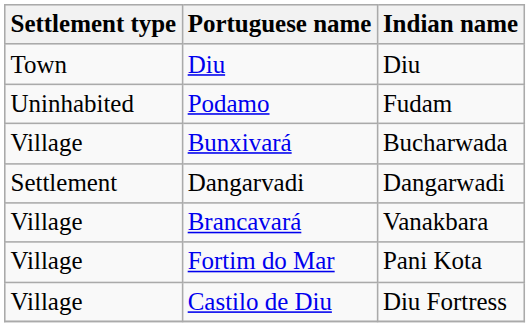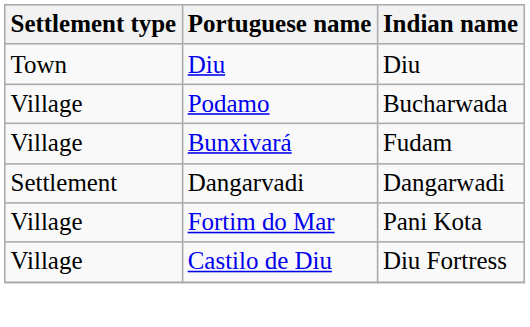(72, 103) Uninhabited -> (47, 103) Village
(418, 103) Fudam -> (445, 103) Bucharwada
(445, 143) Bucharwada -> (418, 143) Fudam
- row: (245, 222)
